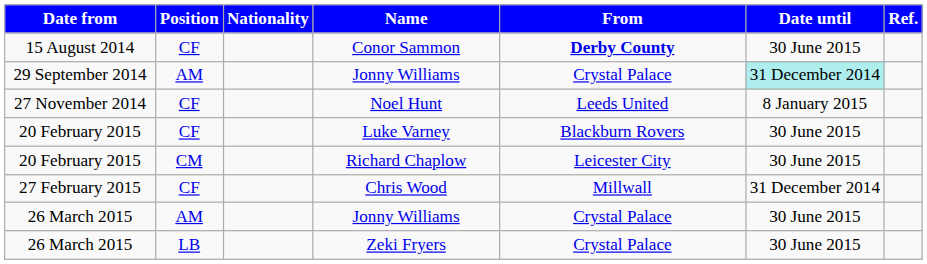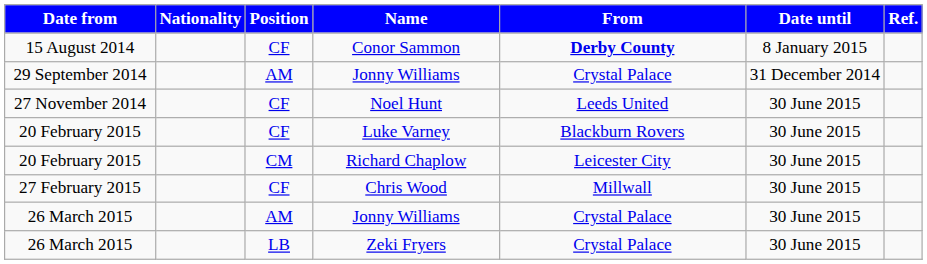columns swapped: (189, 19) <-> (268, 19)
(815, 47) 30 June 2015 -> (815, 47) 8 January 2015
(815, 75) paleturquoise background -> (815, 75) no background
(815, 103) 8 January 2015 -> (815, 103) 30 June 2015
(815, 188) 31 December 2014 -> (815, 188) 30 June 2015
